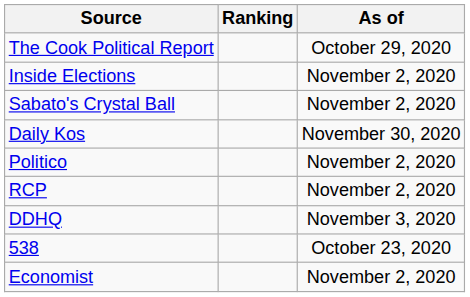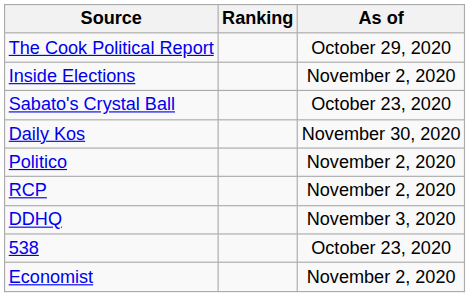(381, 104) November 2, 2020 -> (381, 104) October 23, 2020
